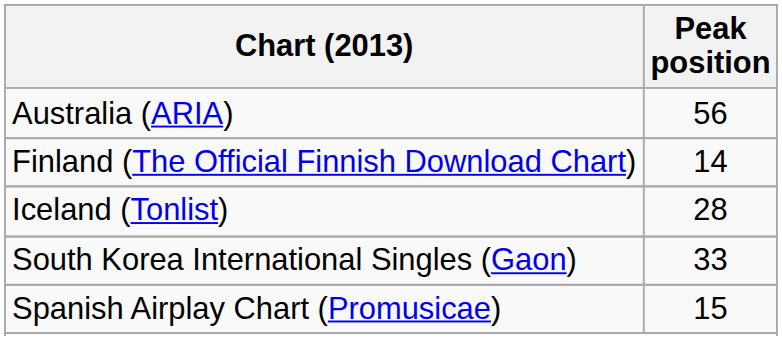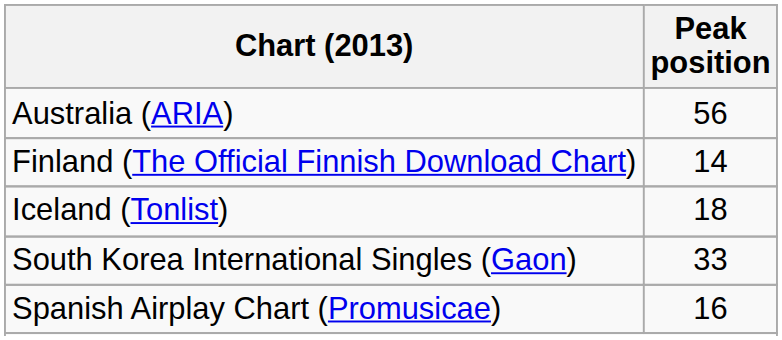(711, 210) 28 -> (711, 210) 18
(711, 308) 15 -> (711, 308) 16
